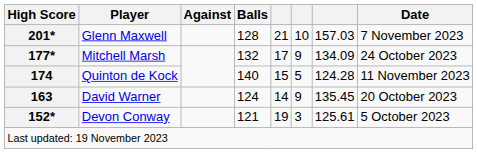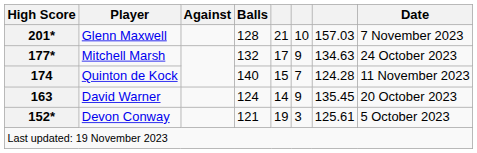(335, 55) 134.09 -> (335, 55) 134.63
(298, 76) 5 -> (298, 76) 7
